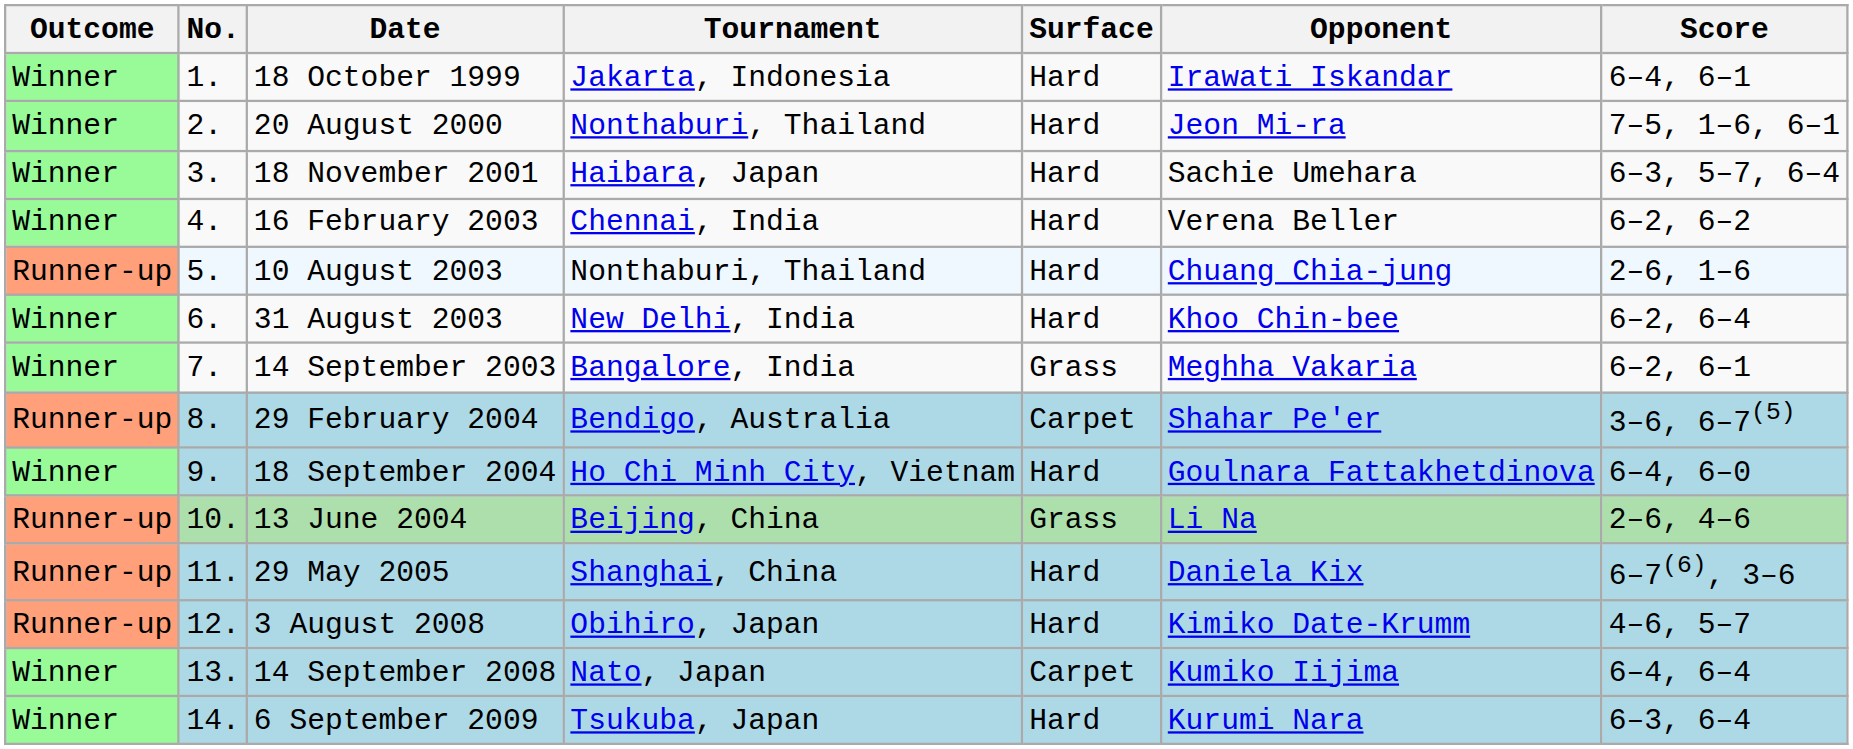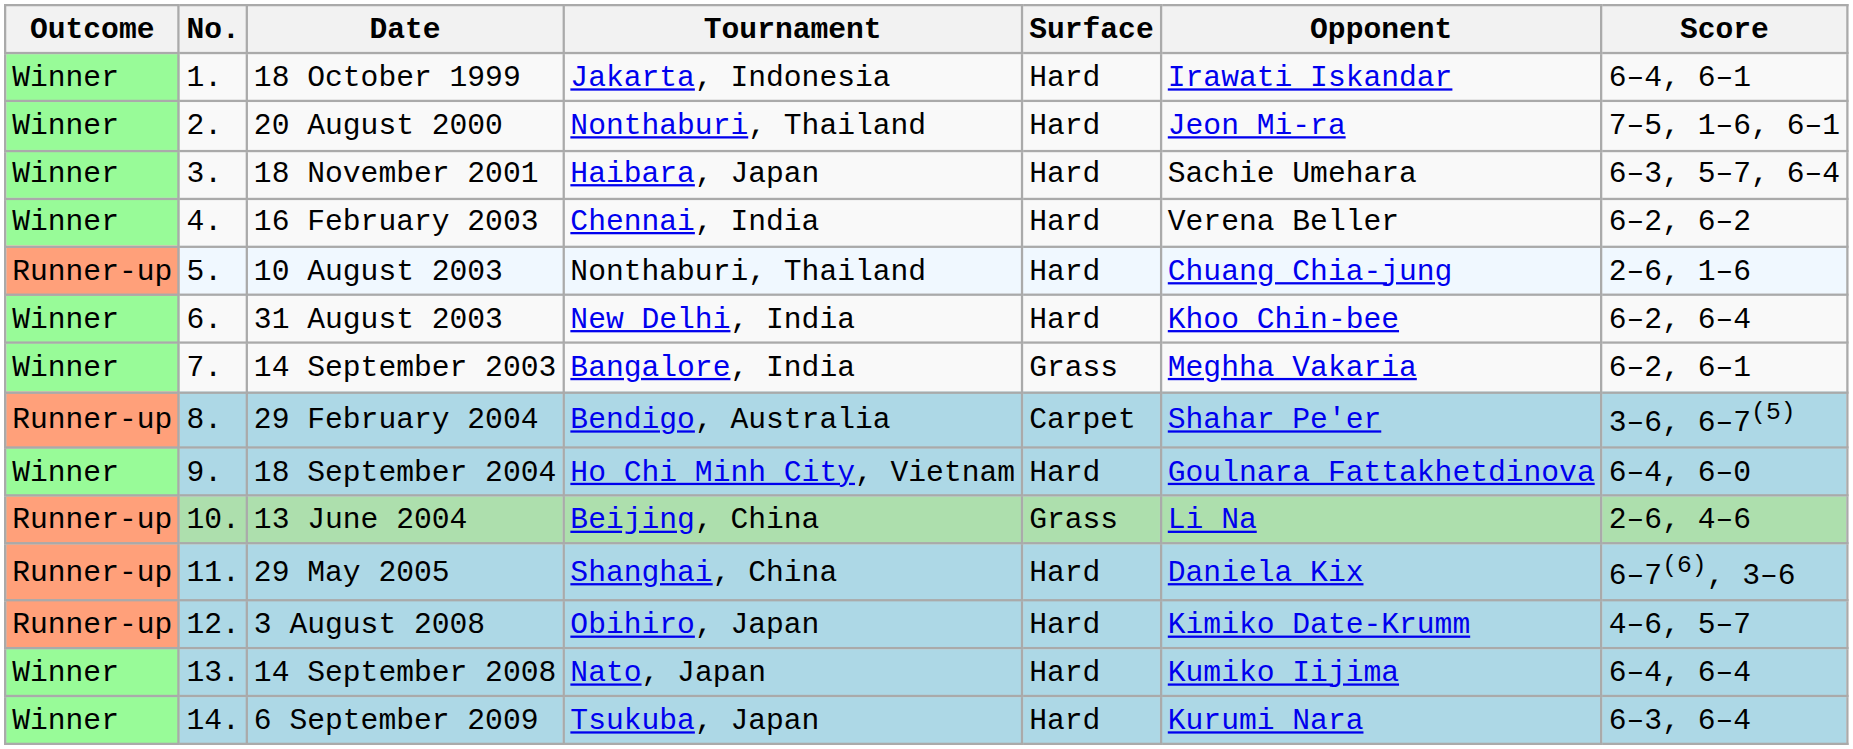(1083, 672) Carpet -> (1065, 672) Hard
